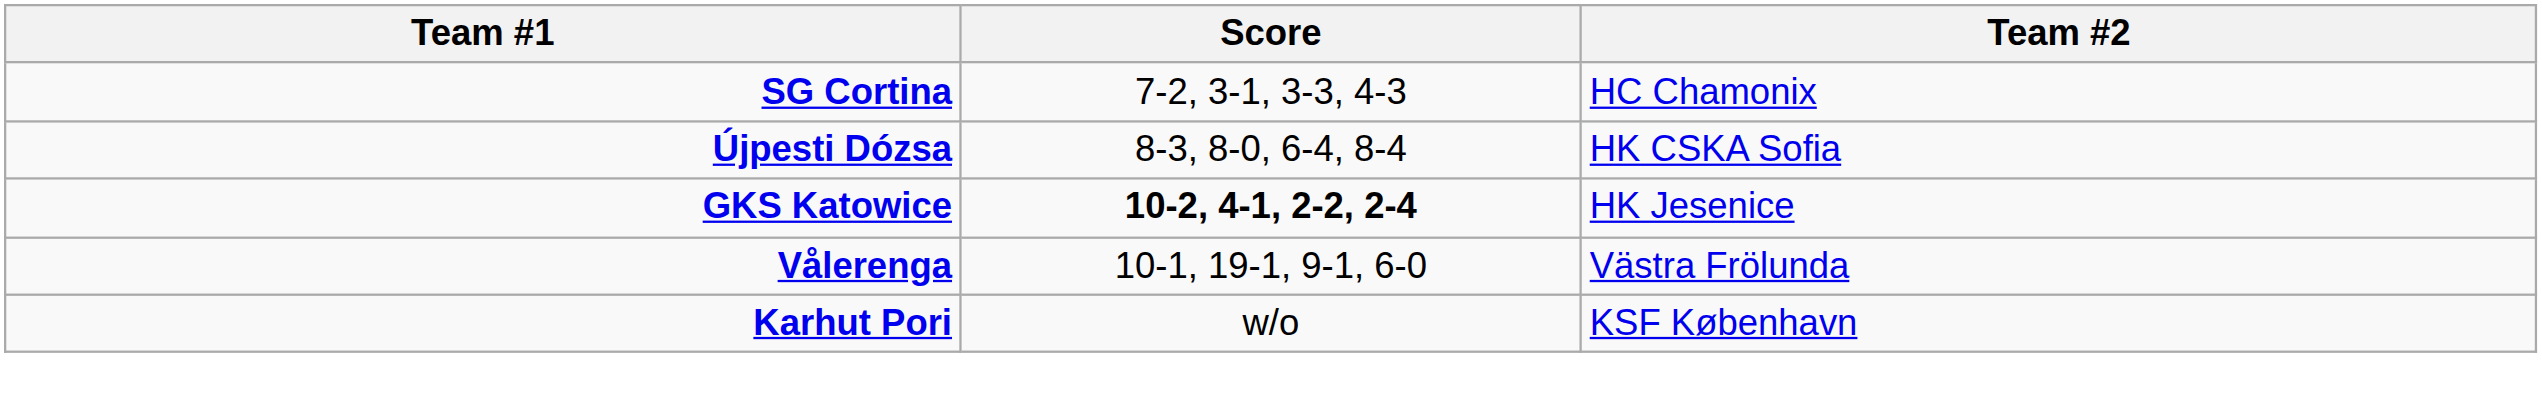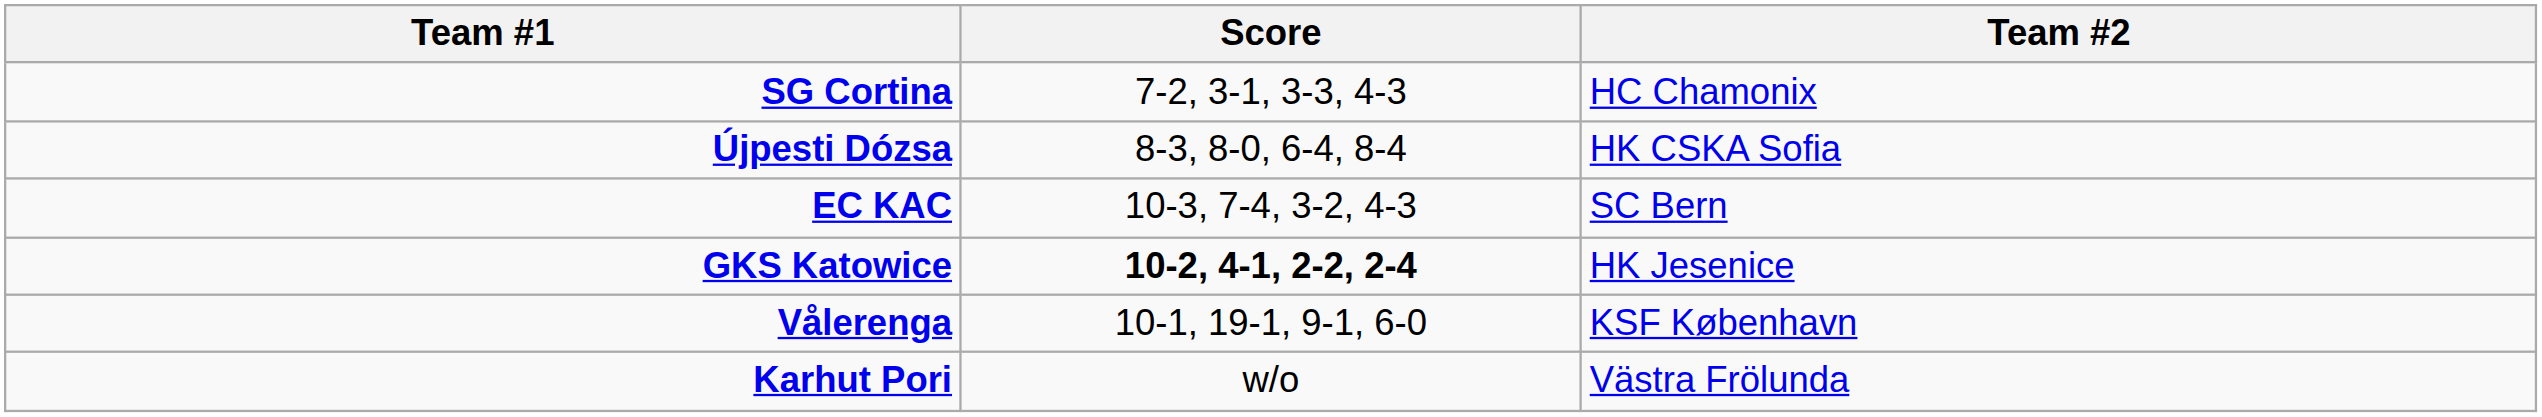+ row: (882, 206)
(1720, 264) Västra Frölunda -> (1724, 322) KSF København
(1724, 322) KSF København -> (1720, 380) Västra Frölunda
